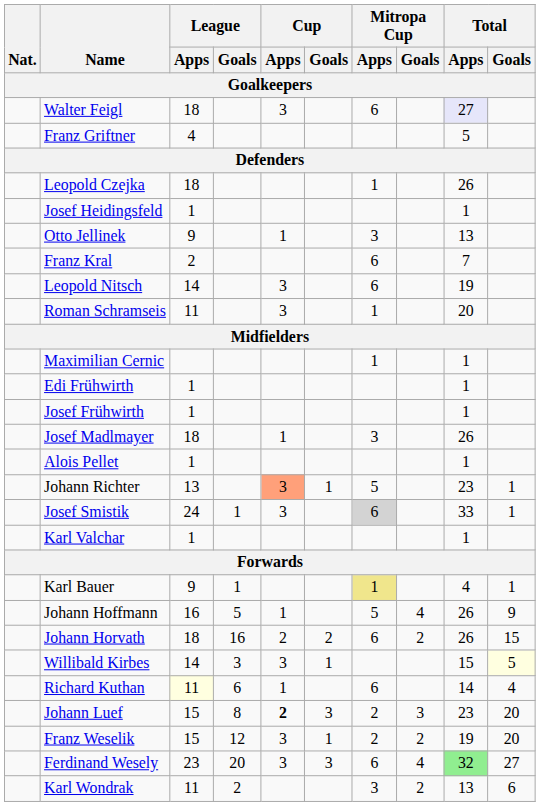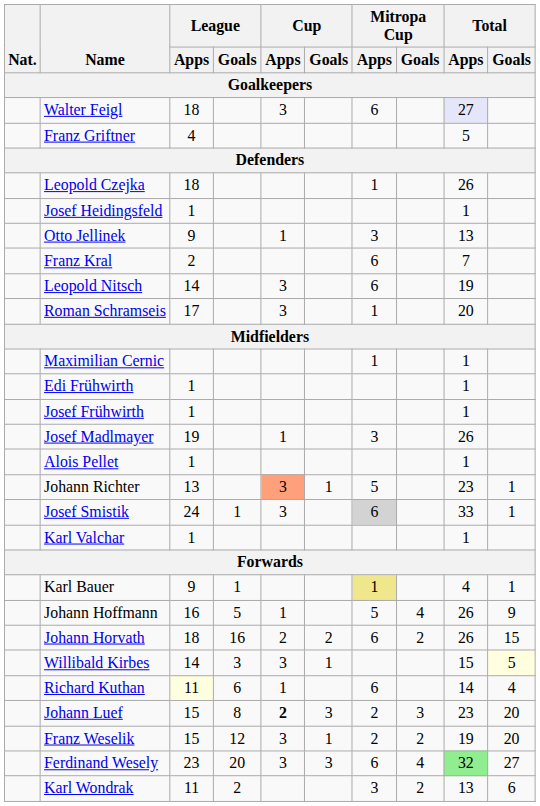(192, 311) 11 -> (192, 311) 17
(192, 436) 18 -> (192, 436) 19
